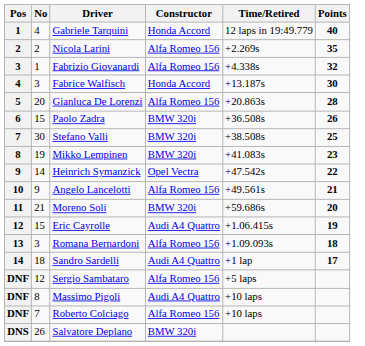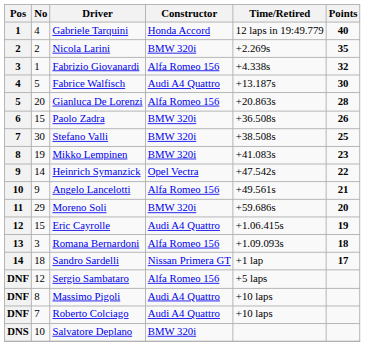(184, 48) Alfa Romeo 156 -> (172, 48) BMW 320i
(37, 84) 3 -> (37, 84) 5
(179, 84) Honda Accord -> (184, 84) Audi A4 Quattro
(40, 208) 21 -> (40, 208) 29
(184, 261) Audi A4 Quattro -> (189, 261) Nissan Primera GT
(184, 314) Alfa Romeo 156 -> (184, 314) Audi A4 Quattro
(40, 332) 26 -> (40, 332) 10
